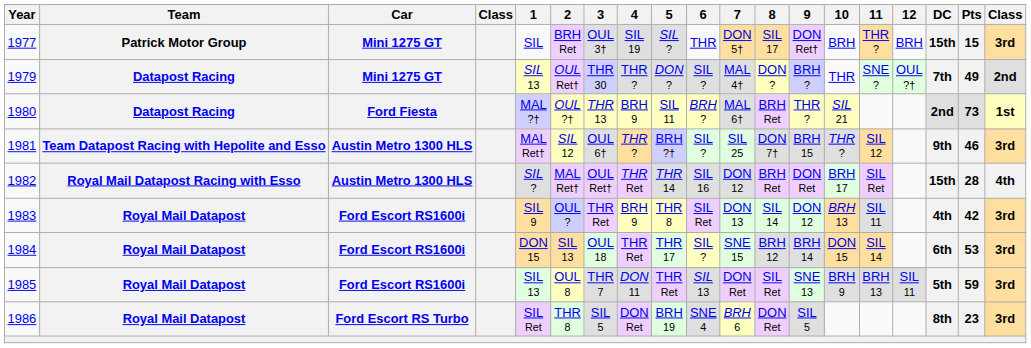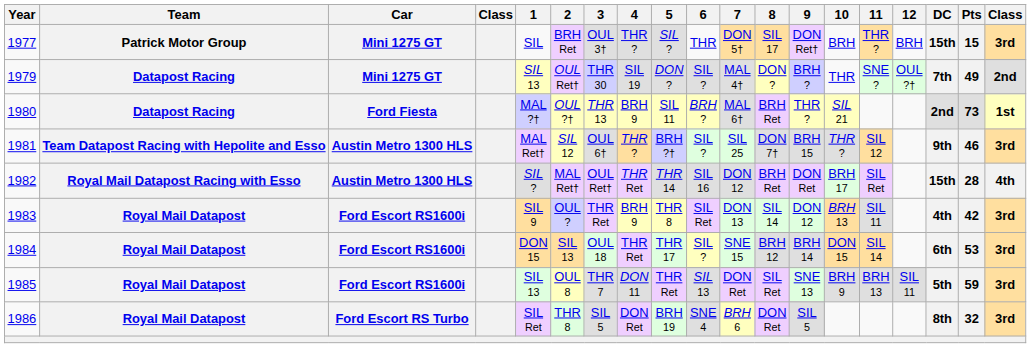(634, 41) SIL 19 -> (634, 41) THR ?
(634, 76) THR ? -> (634, 76) SIL 19
(972, 319) 23 -> (972, 319) 32
